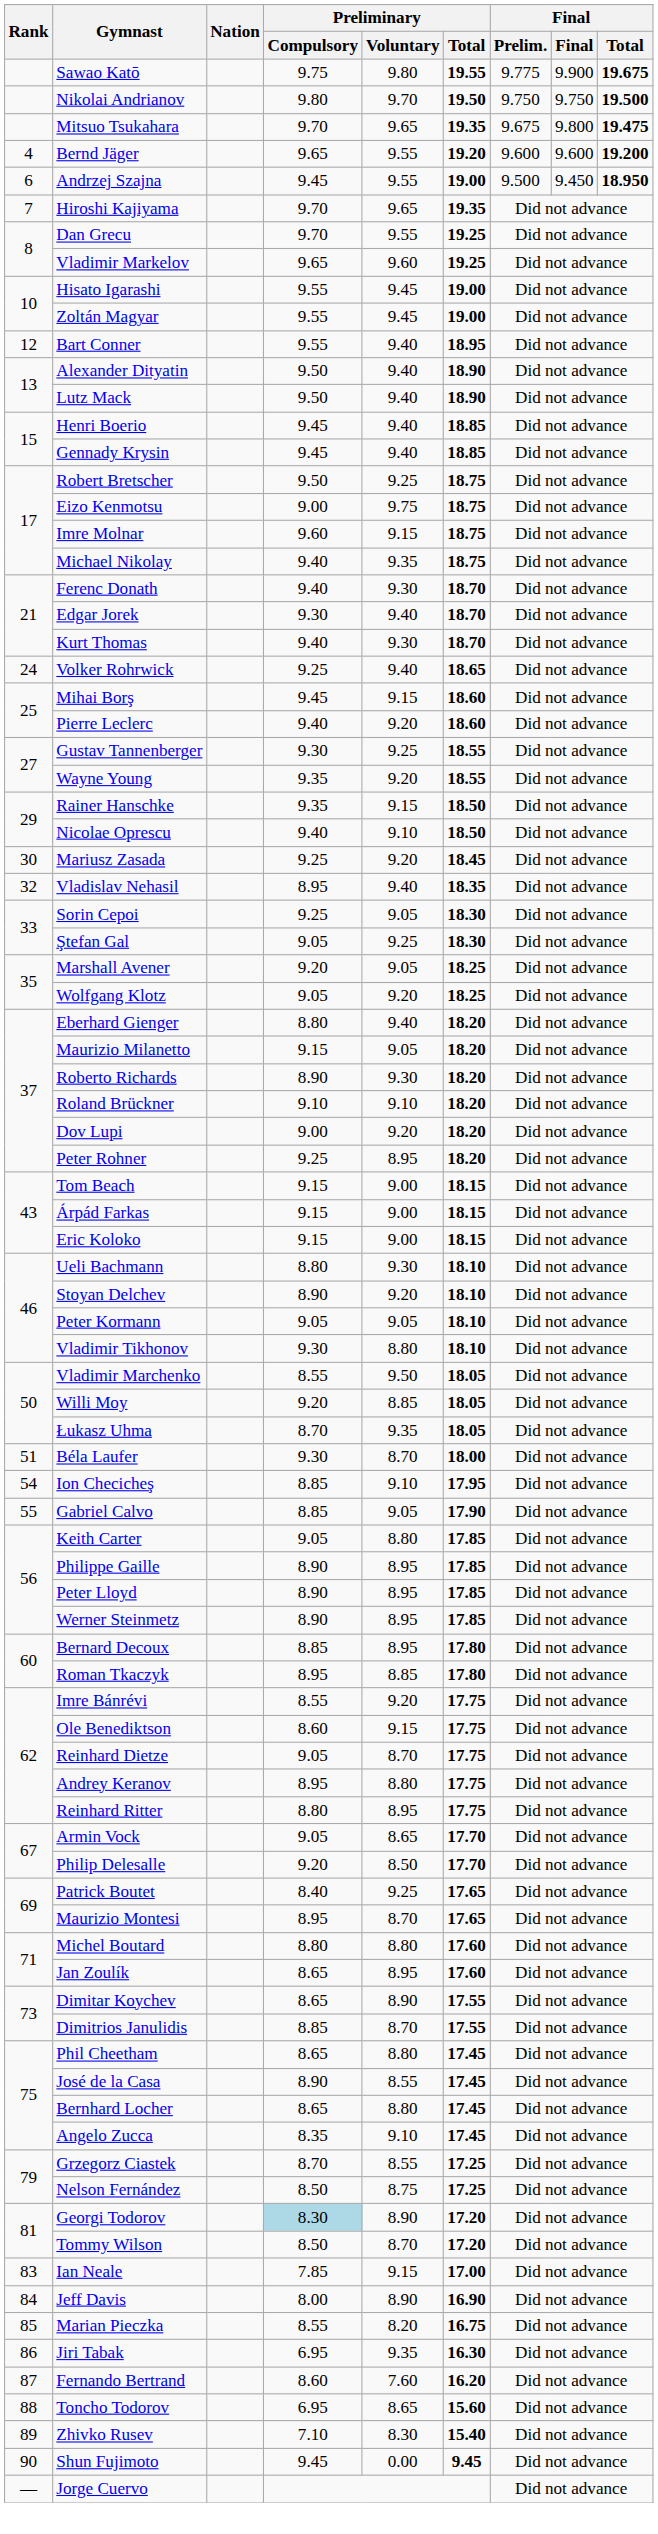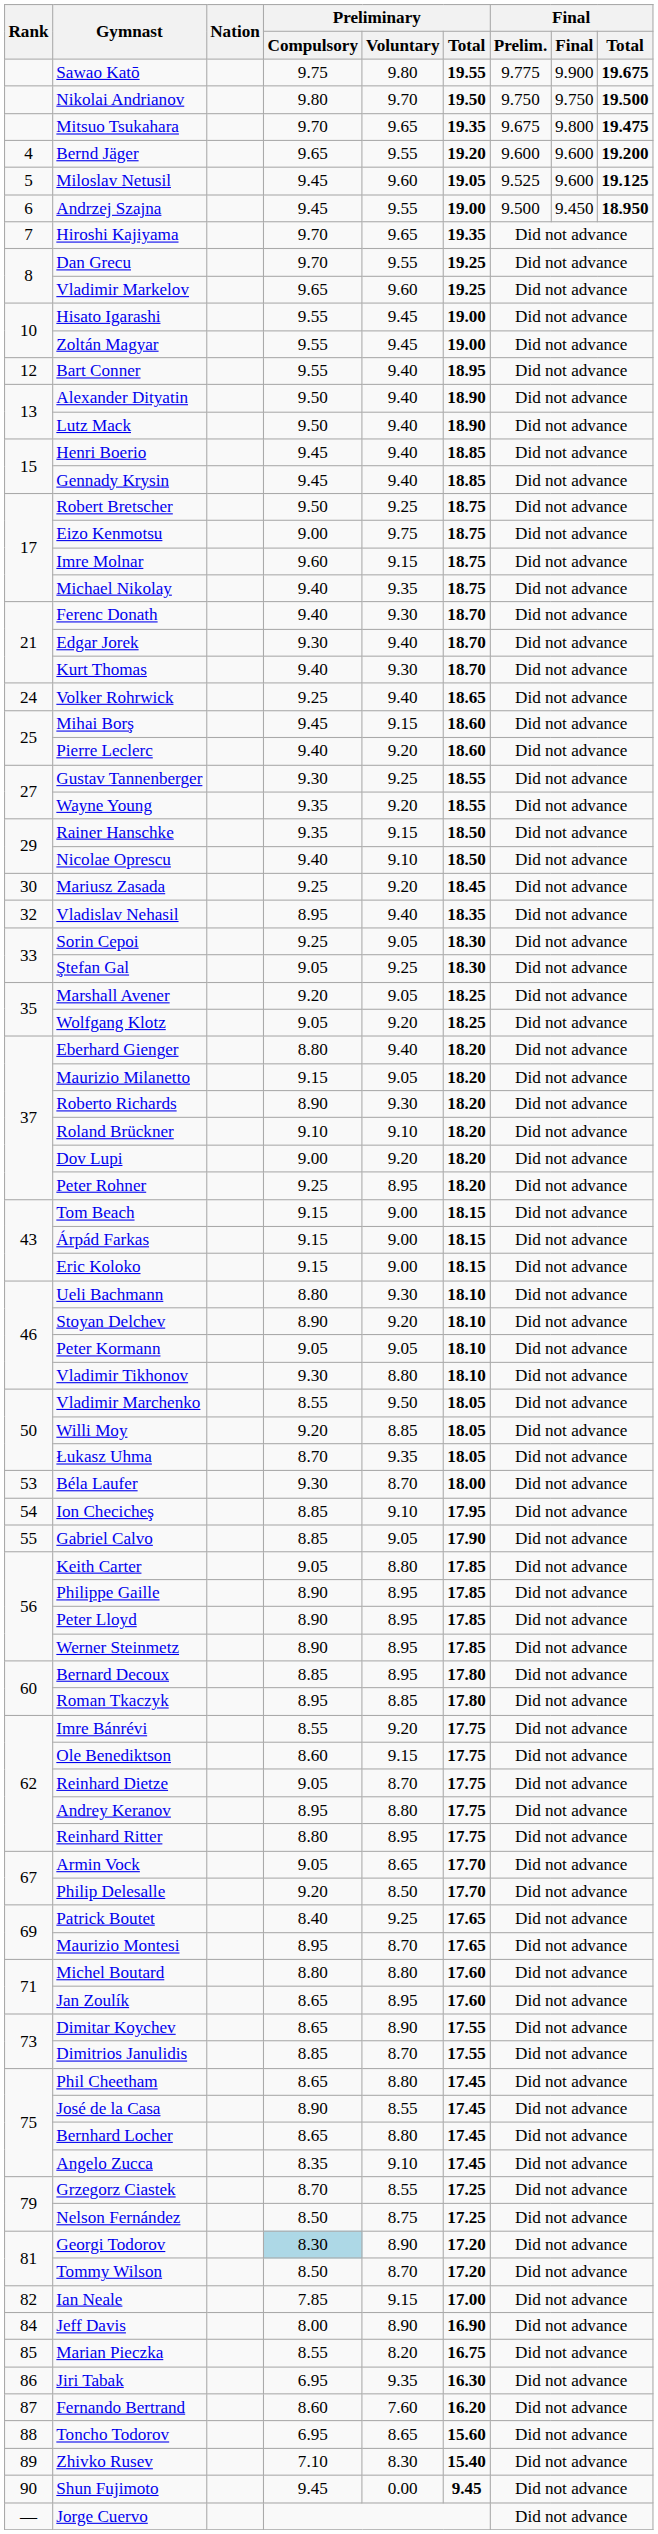+ row: (114, 180)
(28, 1457) 51 -> (28, 1484) 53
(28, 2271) 83 -> (28, 2298) 82
